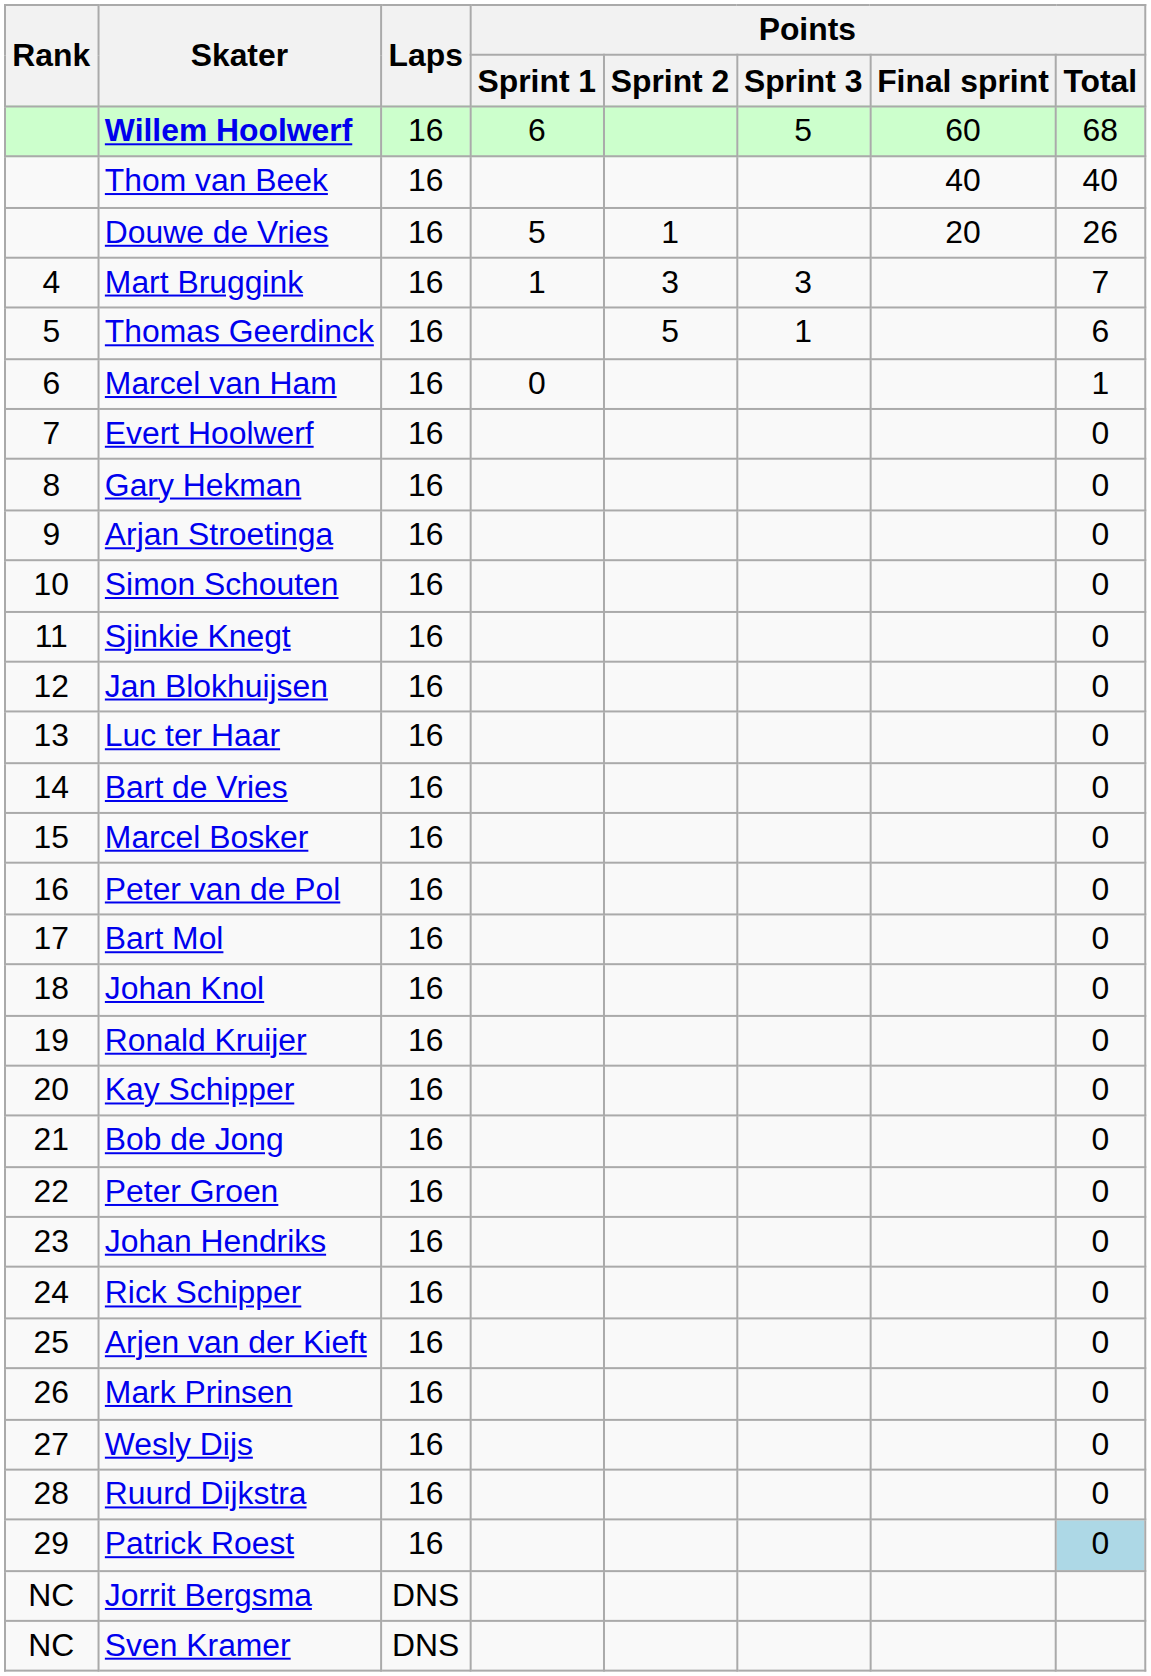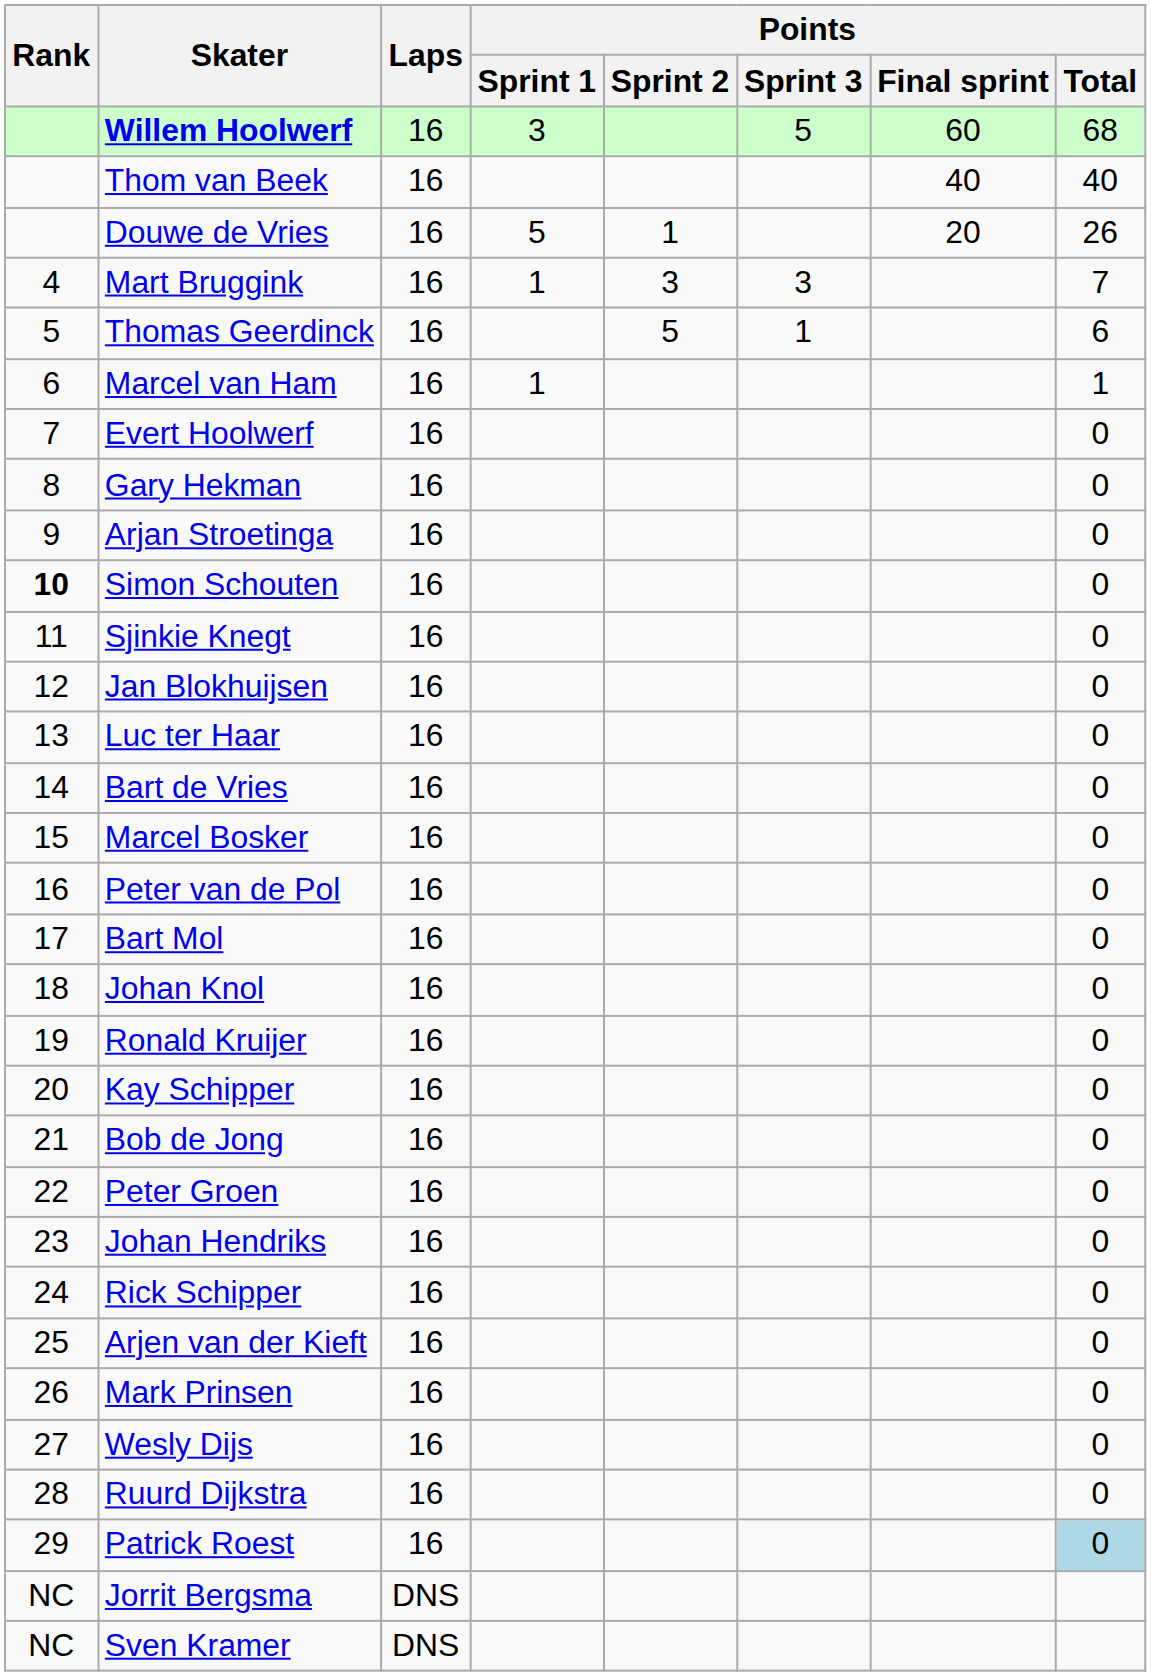(537, 130) 6 -> (537, 130) 3
(537, 383) 0 -> (537, 383) 1
(51, 585) normal -> (51, 585) bold
